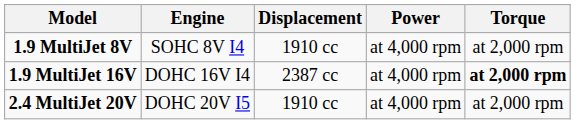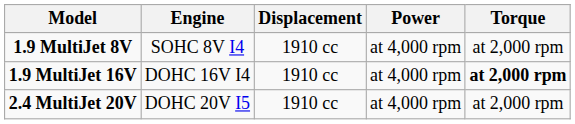(310, 75) 2387 cc -> (310, 75) 1910 cc
